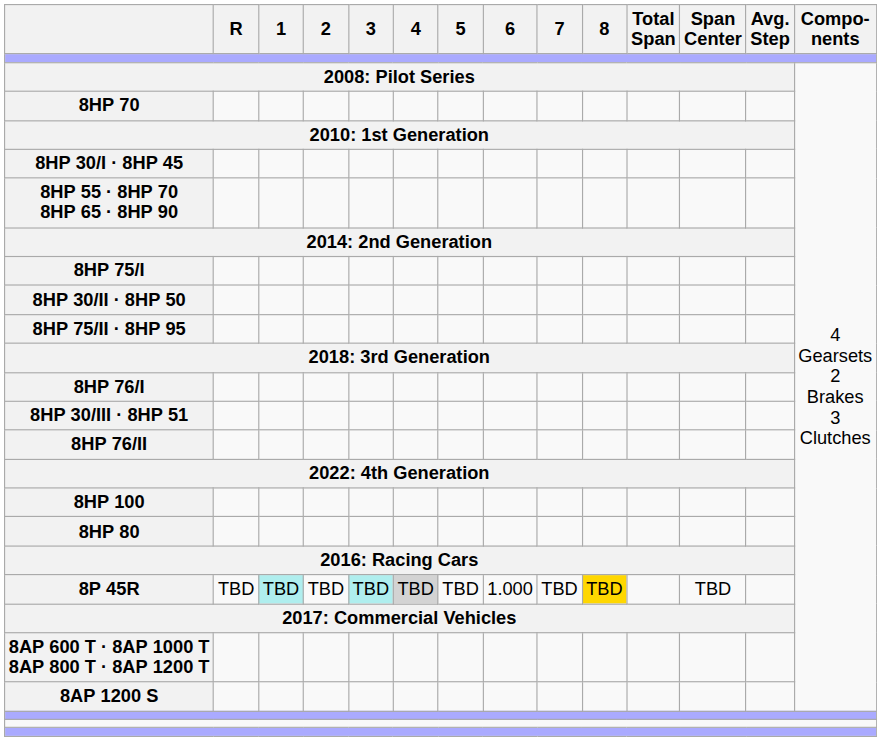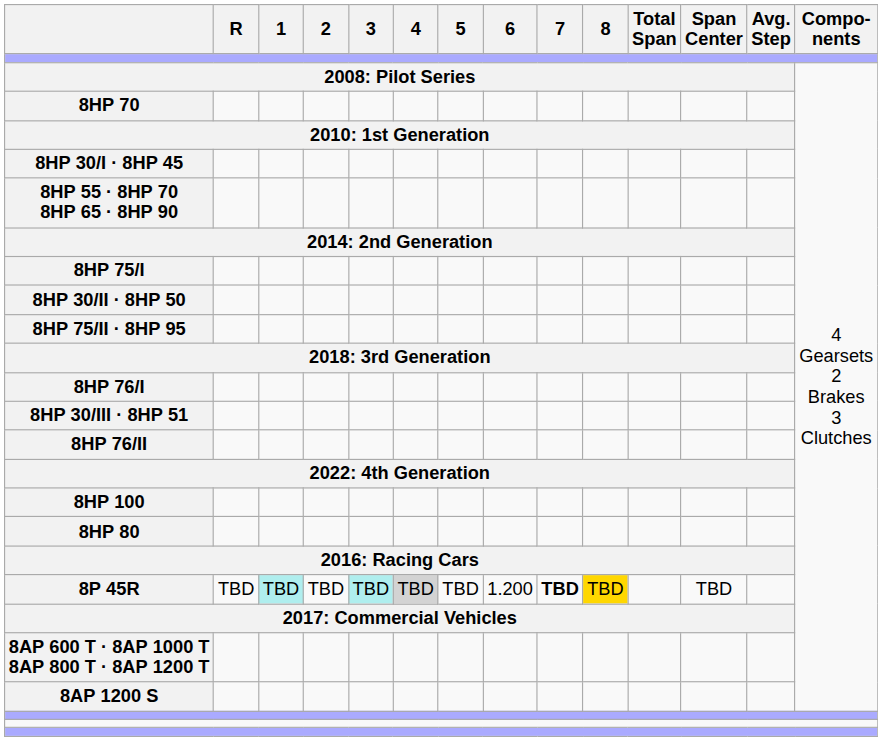(510, 589) 1.000 -> (510, 589) 1.200
(560, 589) normal -> (560, 589) bold
